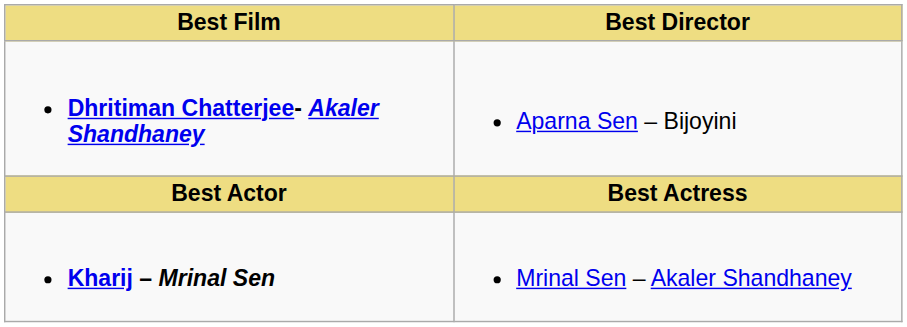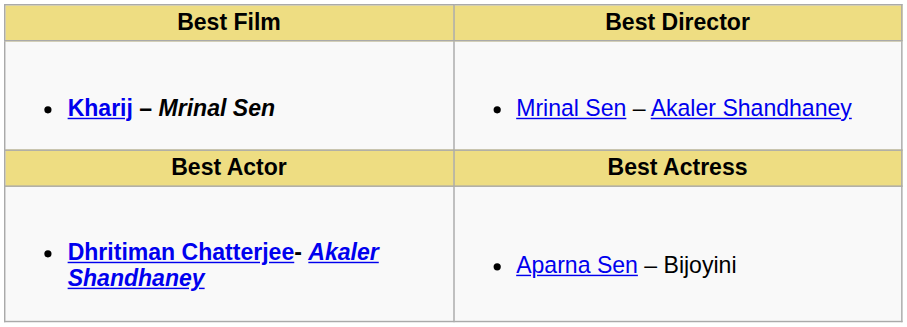rows swapped: (229, 279) <-> (229, 121)
